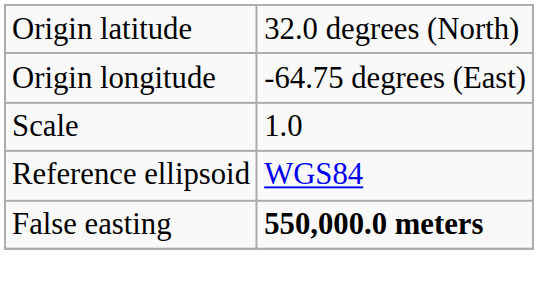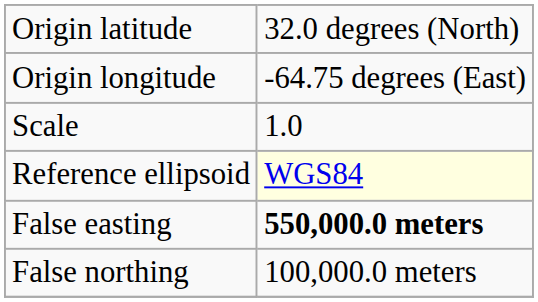(314, 175) no background -> (314, 175) lightyellow background
+ row: (100, 272)
